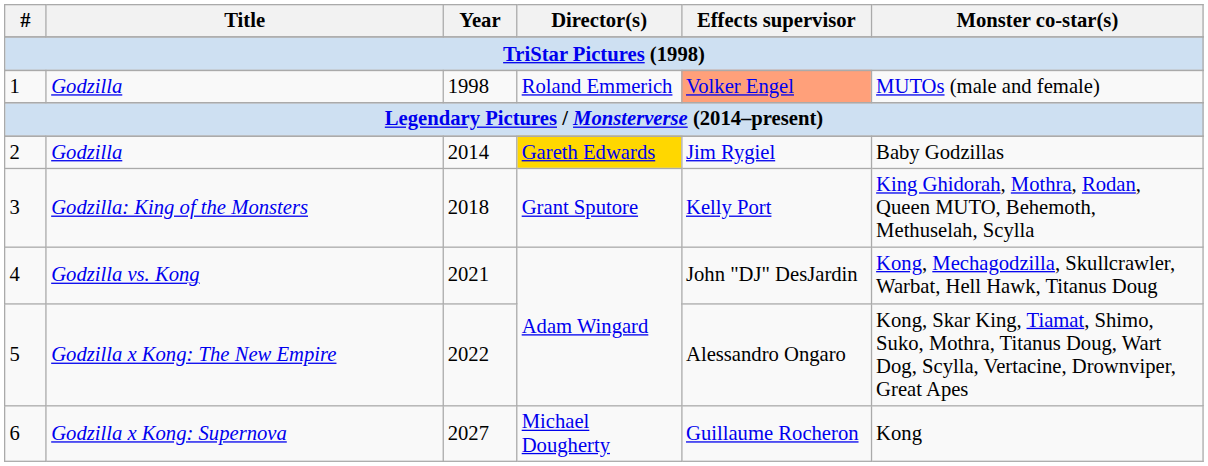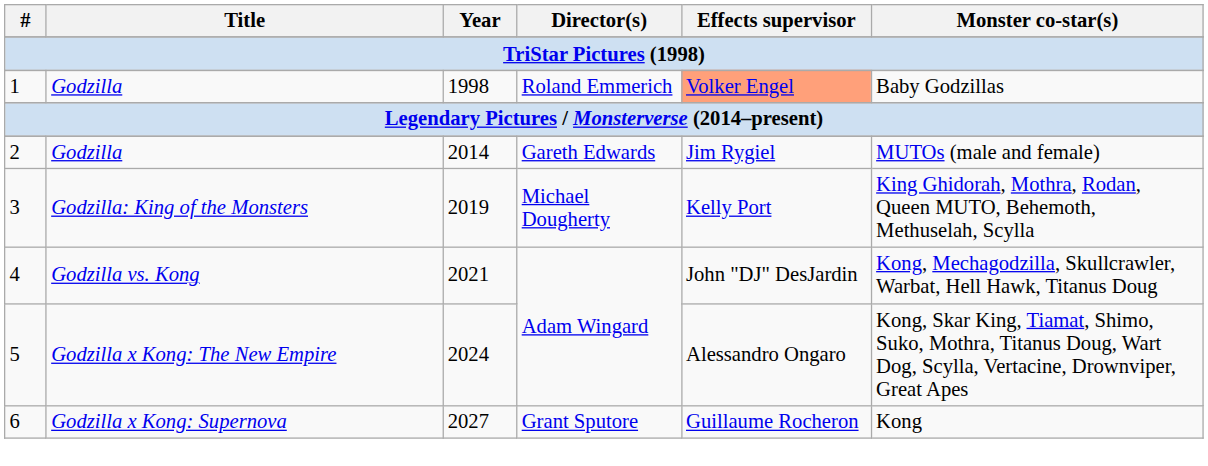(988, 86) MUTOs (male and female) -> (940, 86) Baby Godzillas
(588, 151) gold background -> (588, 151) no background
(940, 151) Baby Godzillas -> (988, 151) MUTOs (male and female)
(468, 207) 2018 -> (468, 207) 2019
(580, 207) Grant Sputore -> (566, 207) Michael Dougherty
(468, 354) 2022 -> (468, 354) 2024
(566, 433) Michael Dougherty -> (580, 422) Grant Sputore
